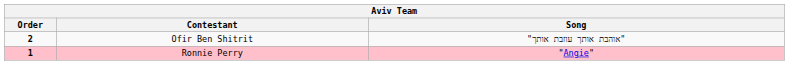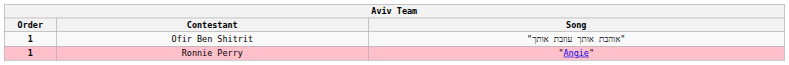(30, 39) 2 -> (30, 39) 1
